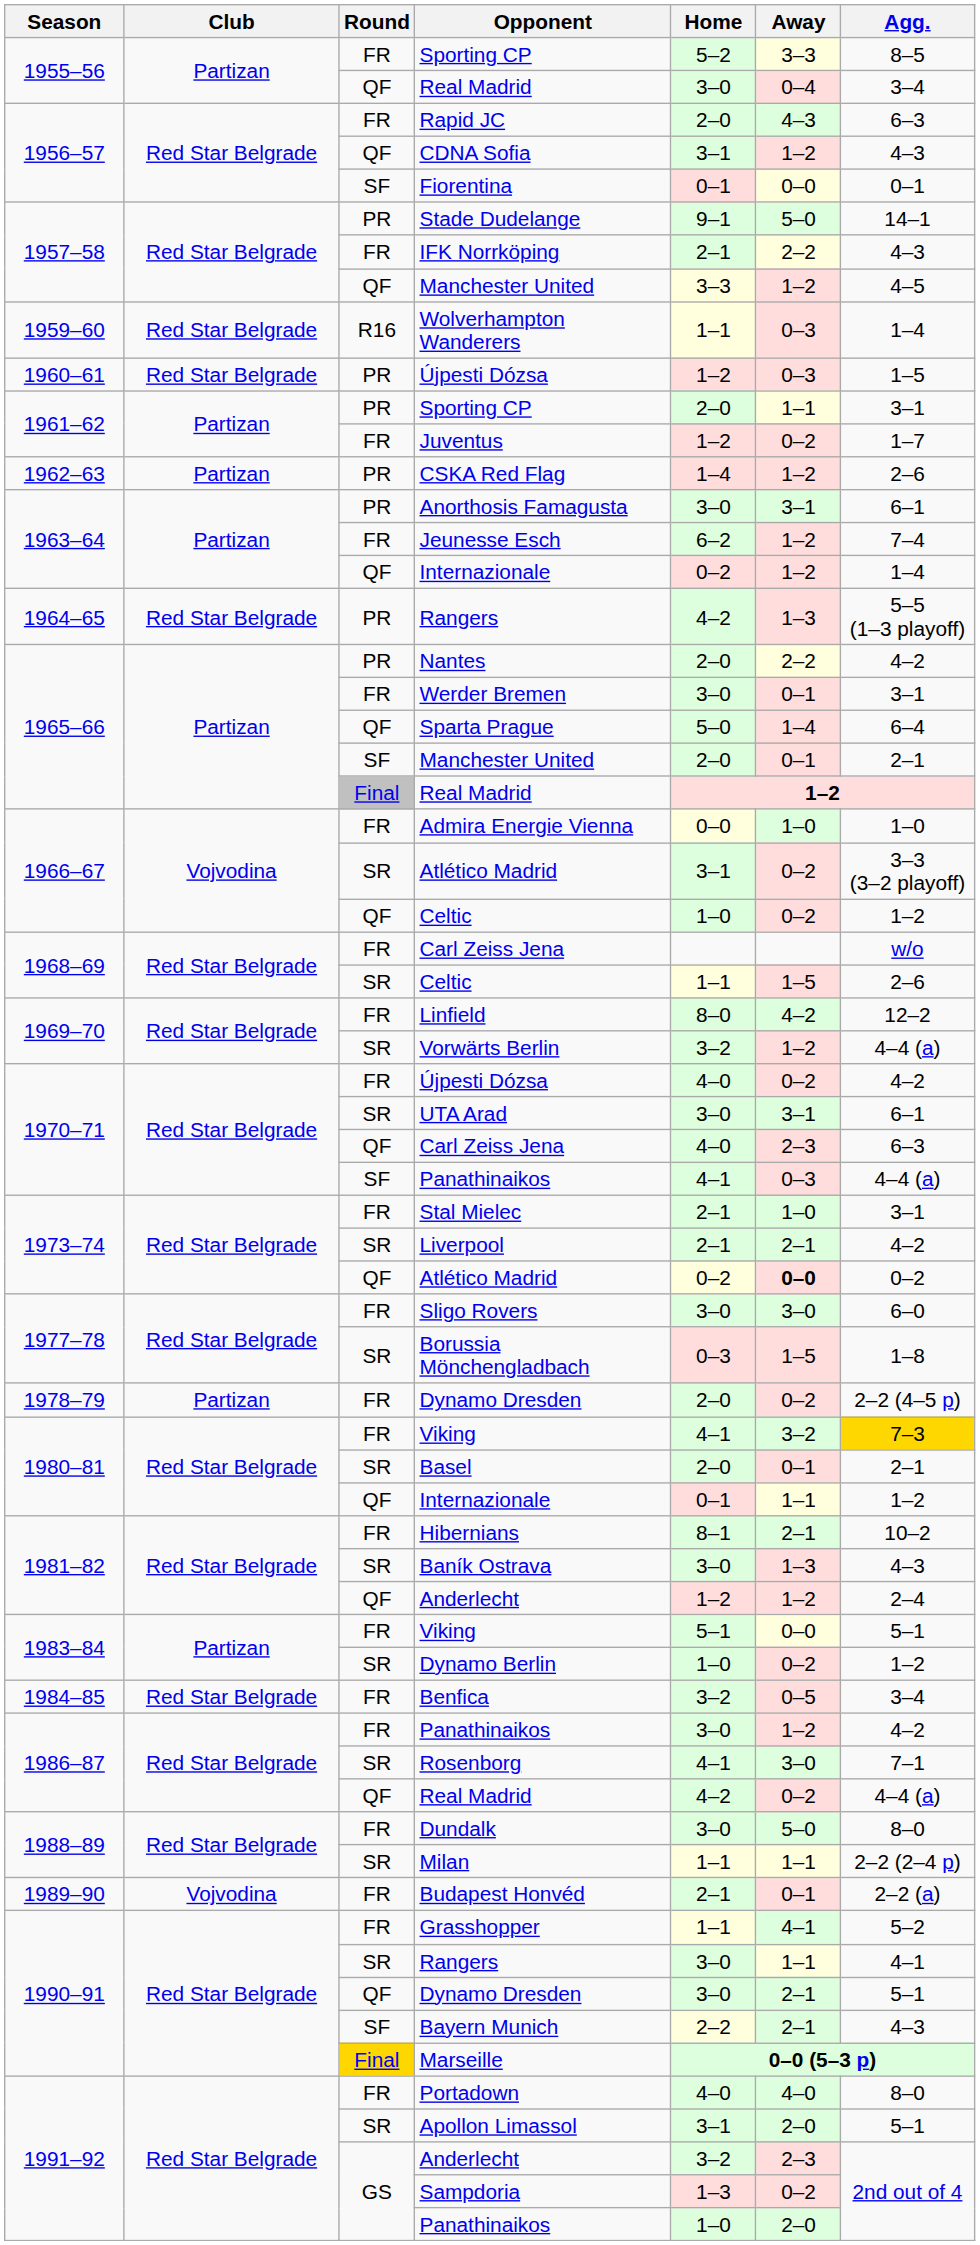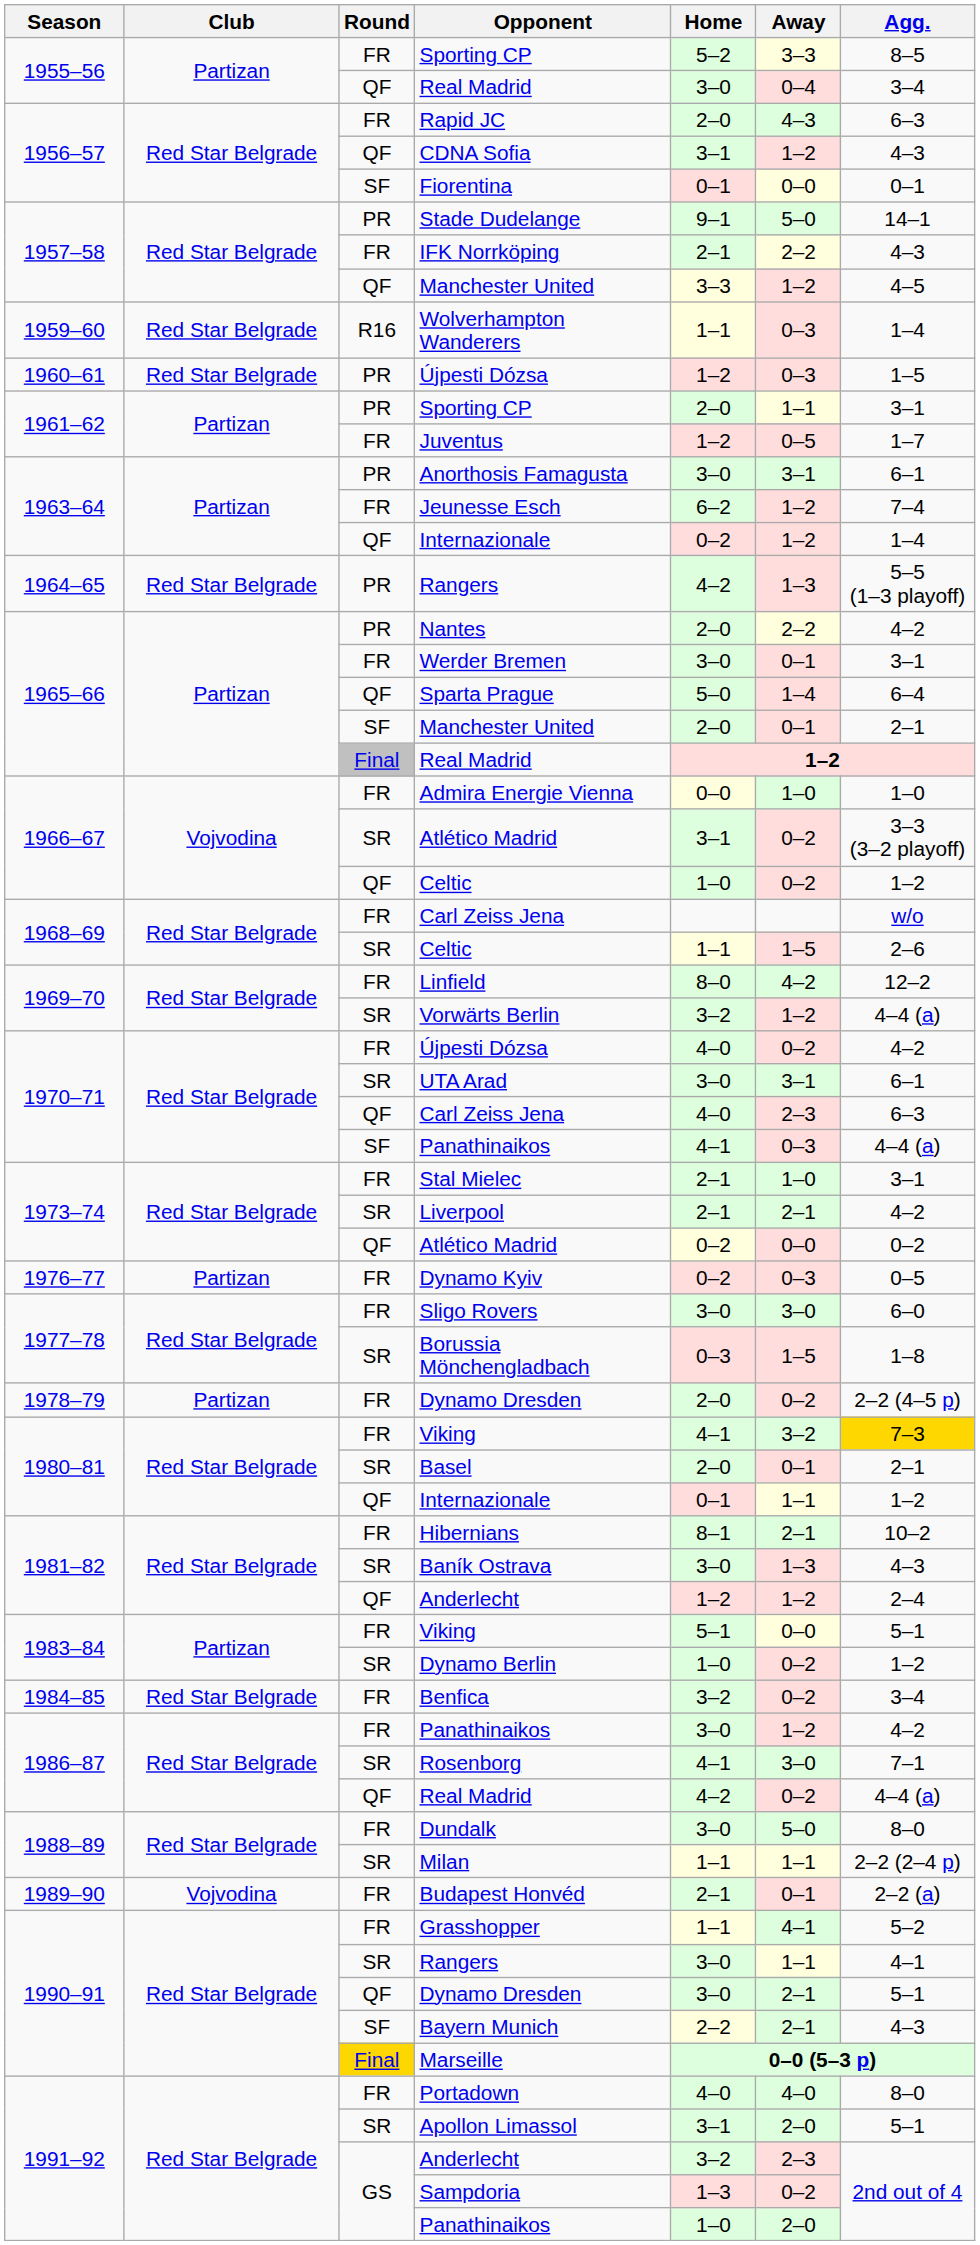(798, 440) 0–2 -> (798, 440) 0–5
- row: (64, 473)
(798, 1278) bold -> (798, 1245) normal
+ row: (64, 1278)
(798, 1697) 0–5 -> (798, 1697) 0–2
